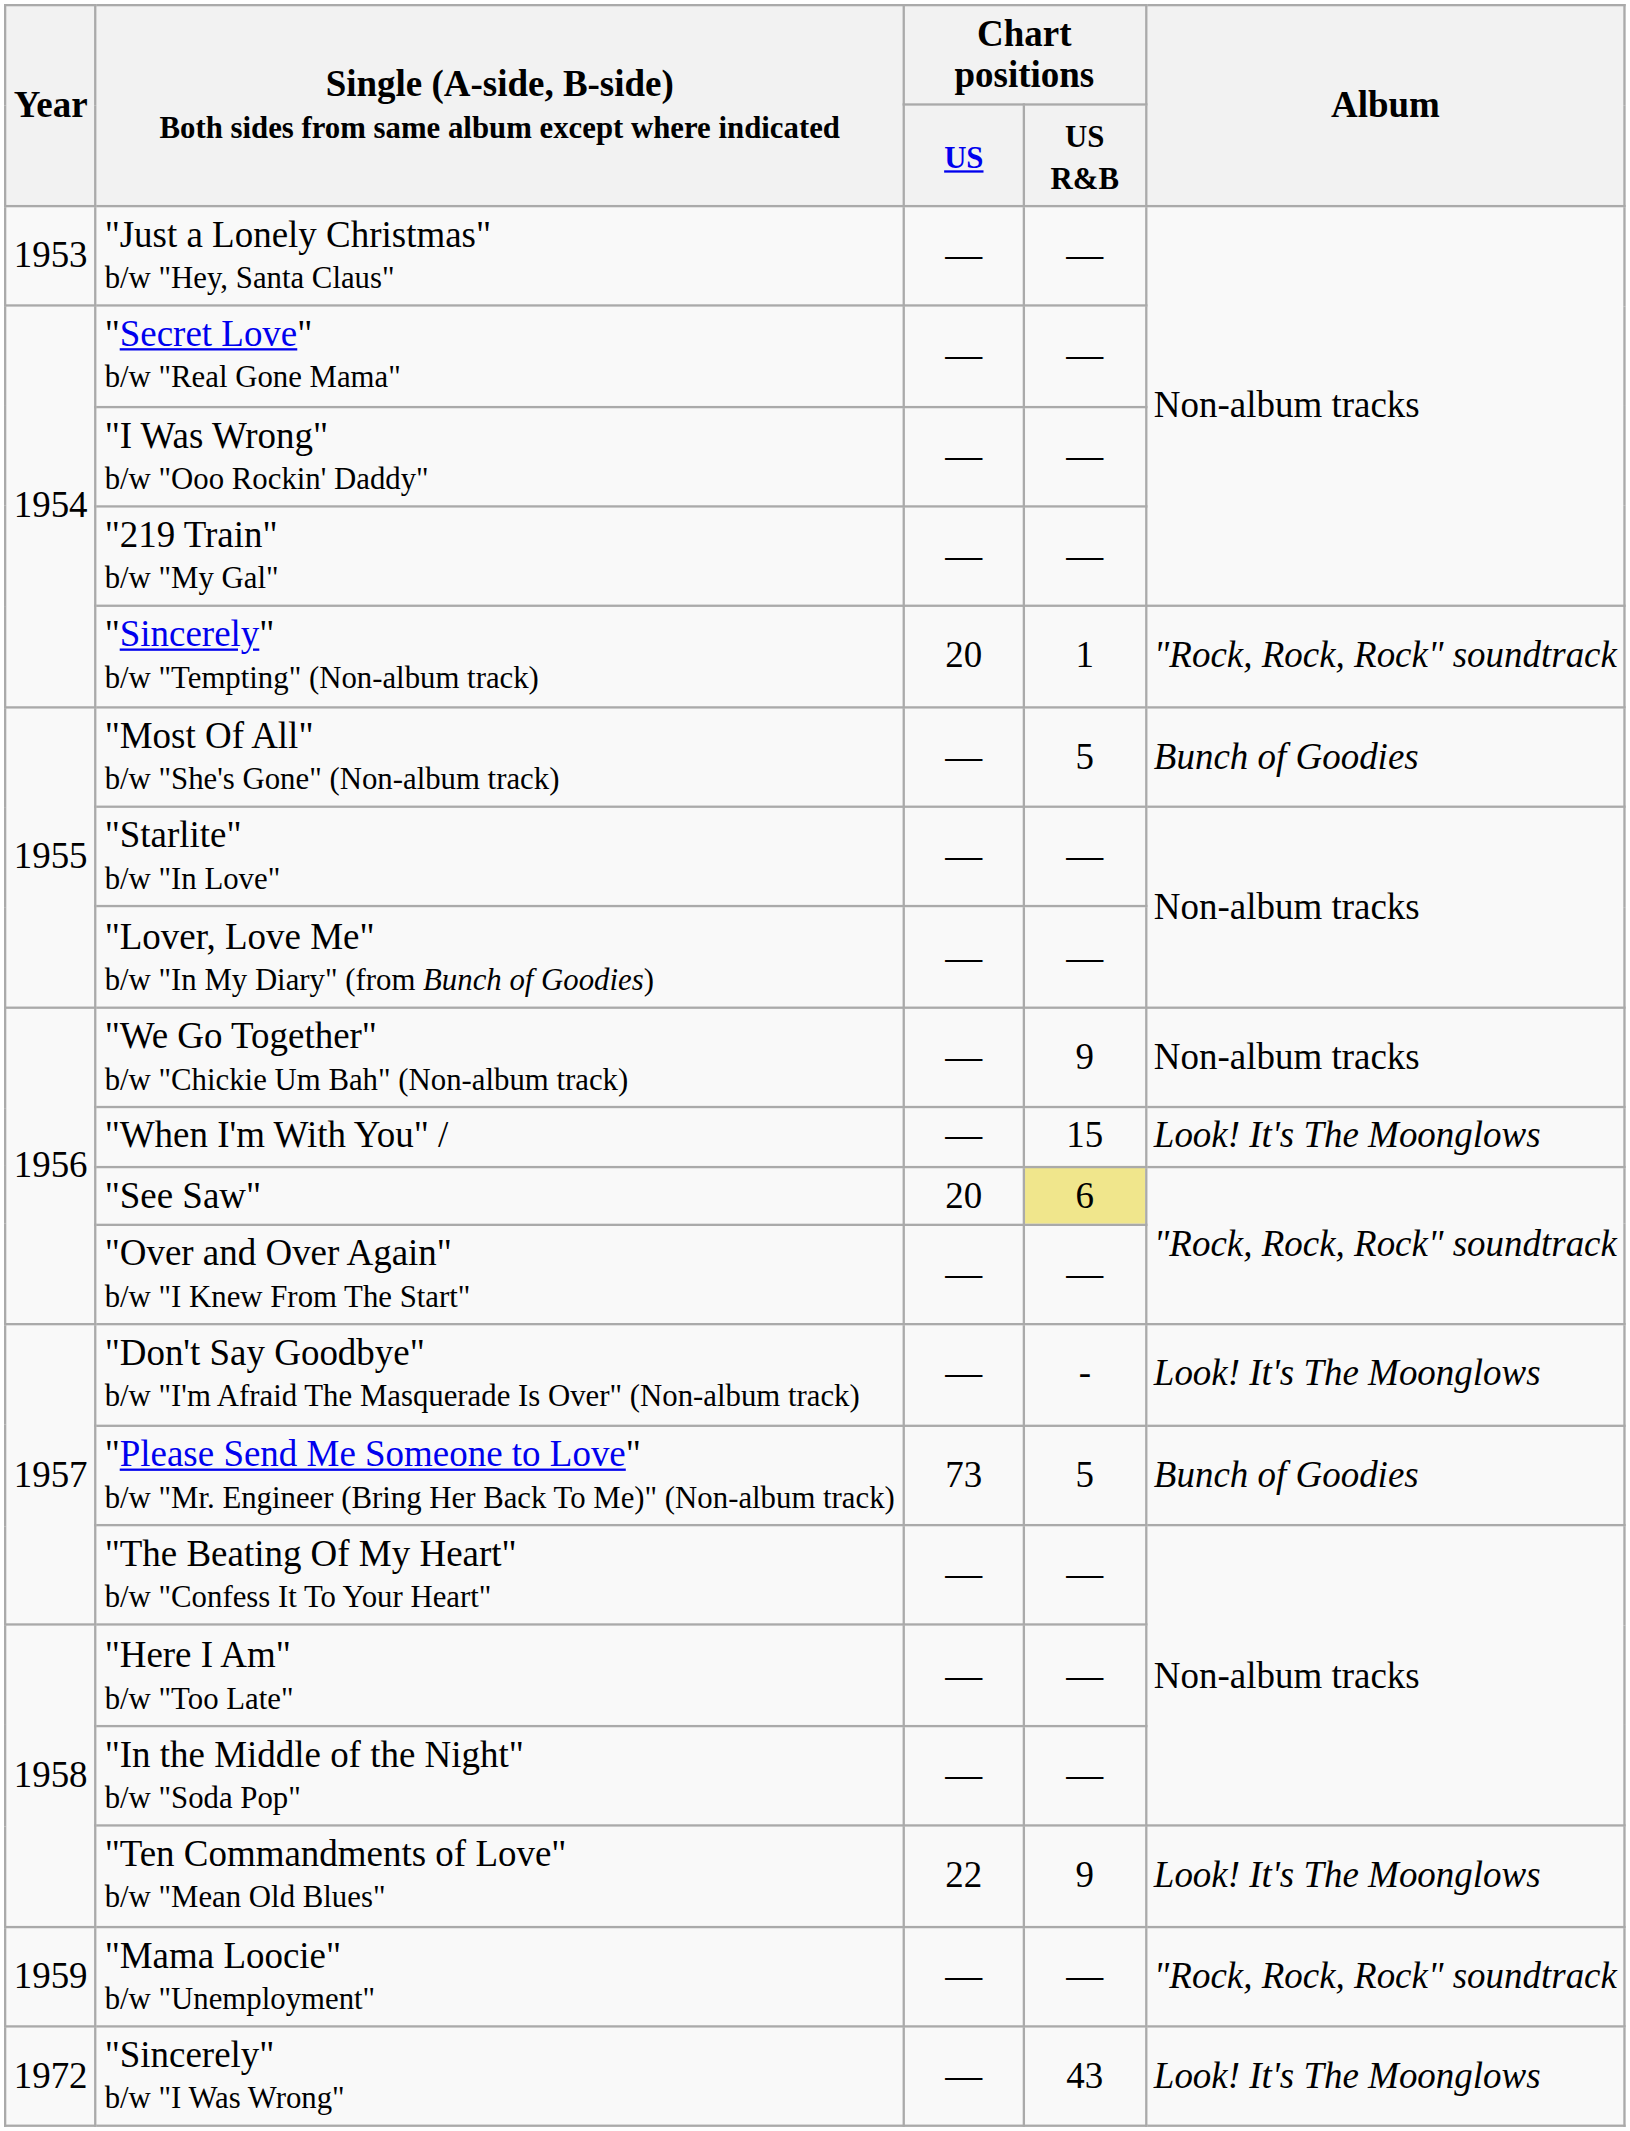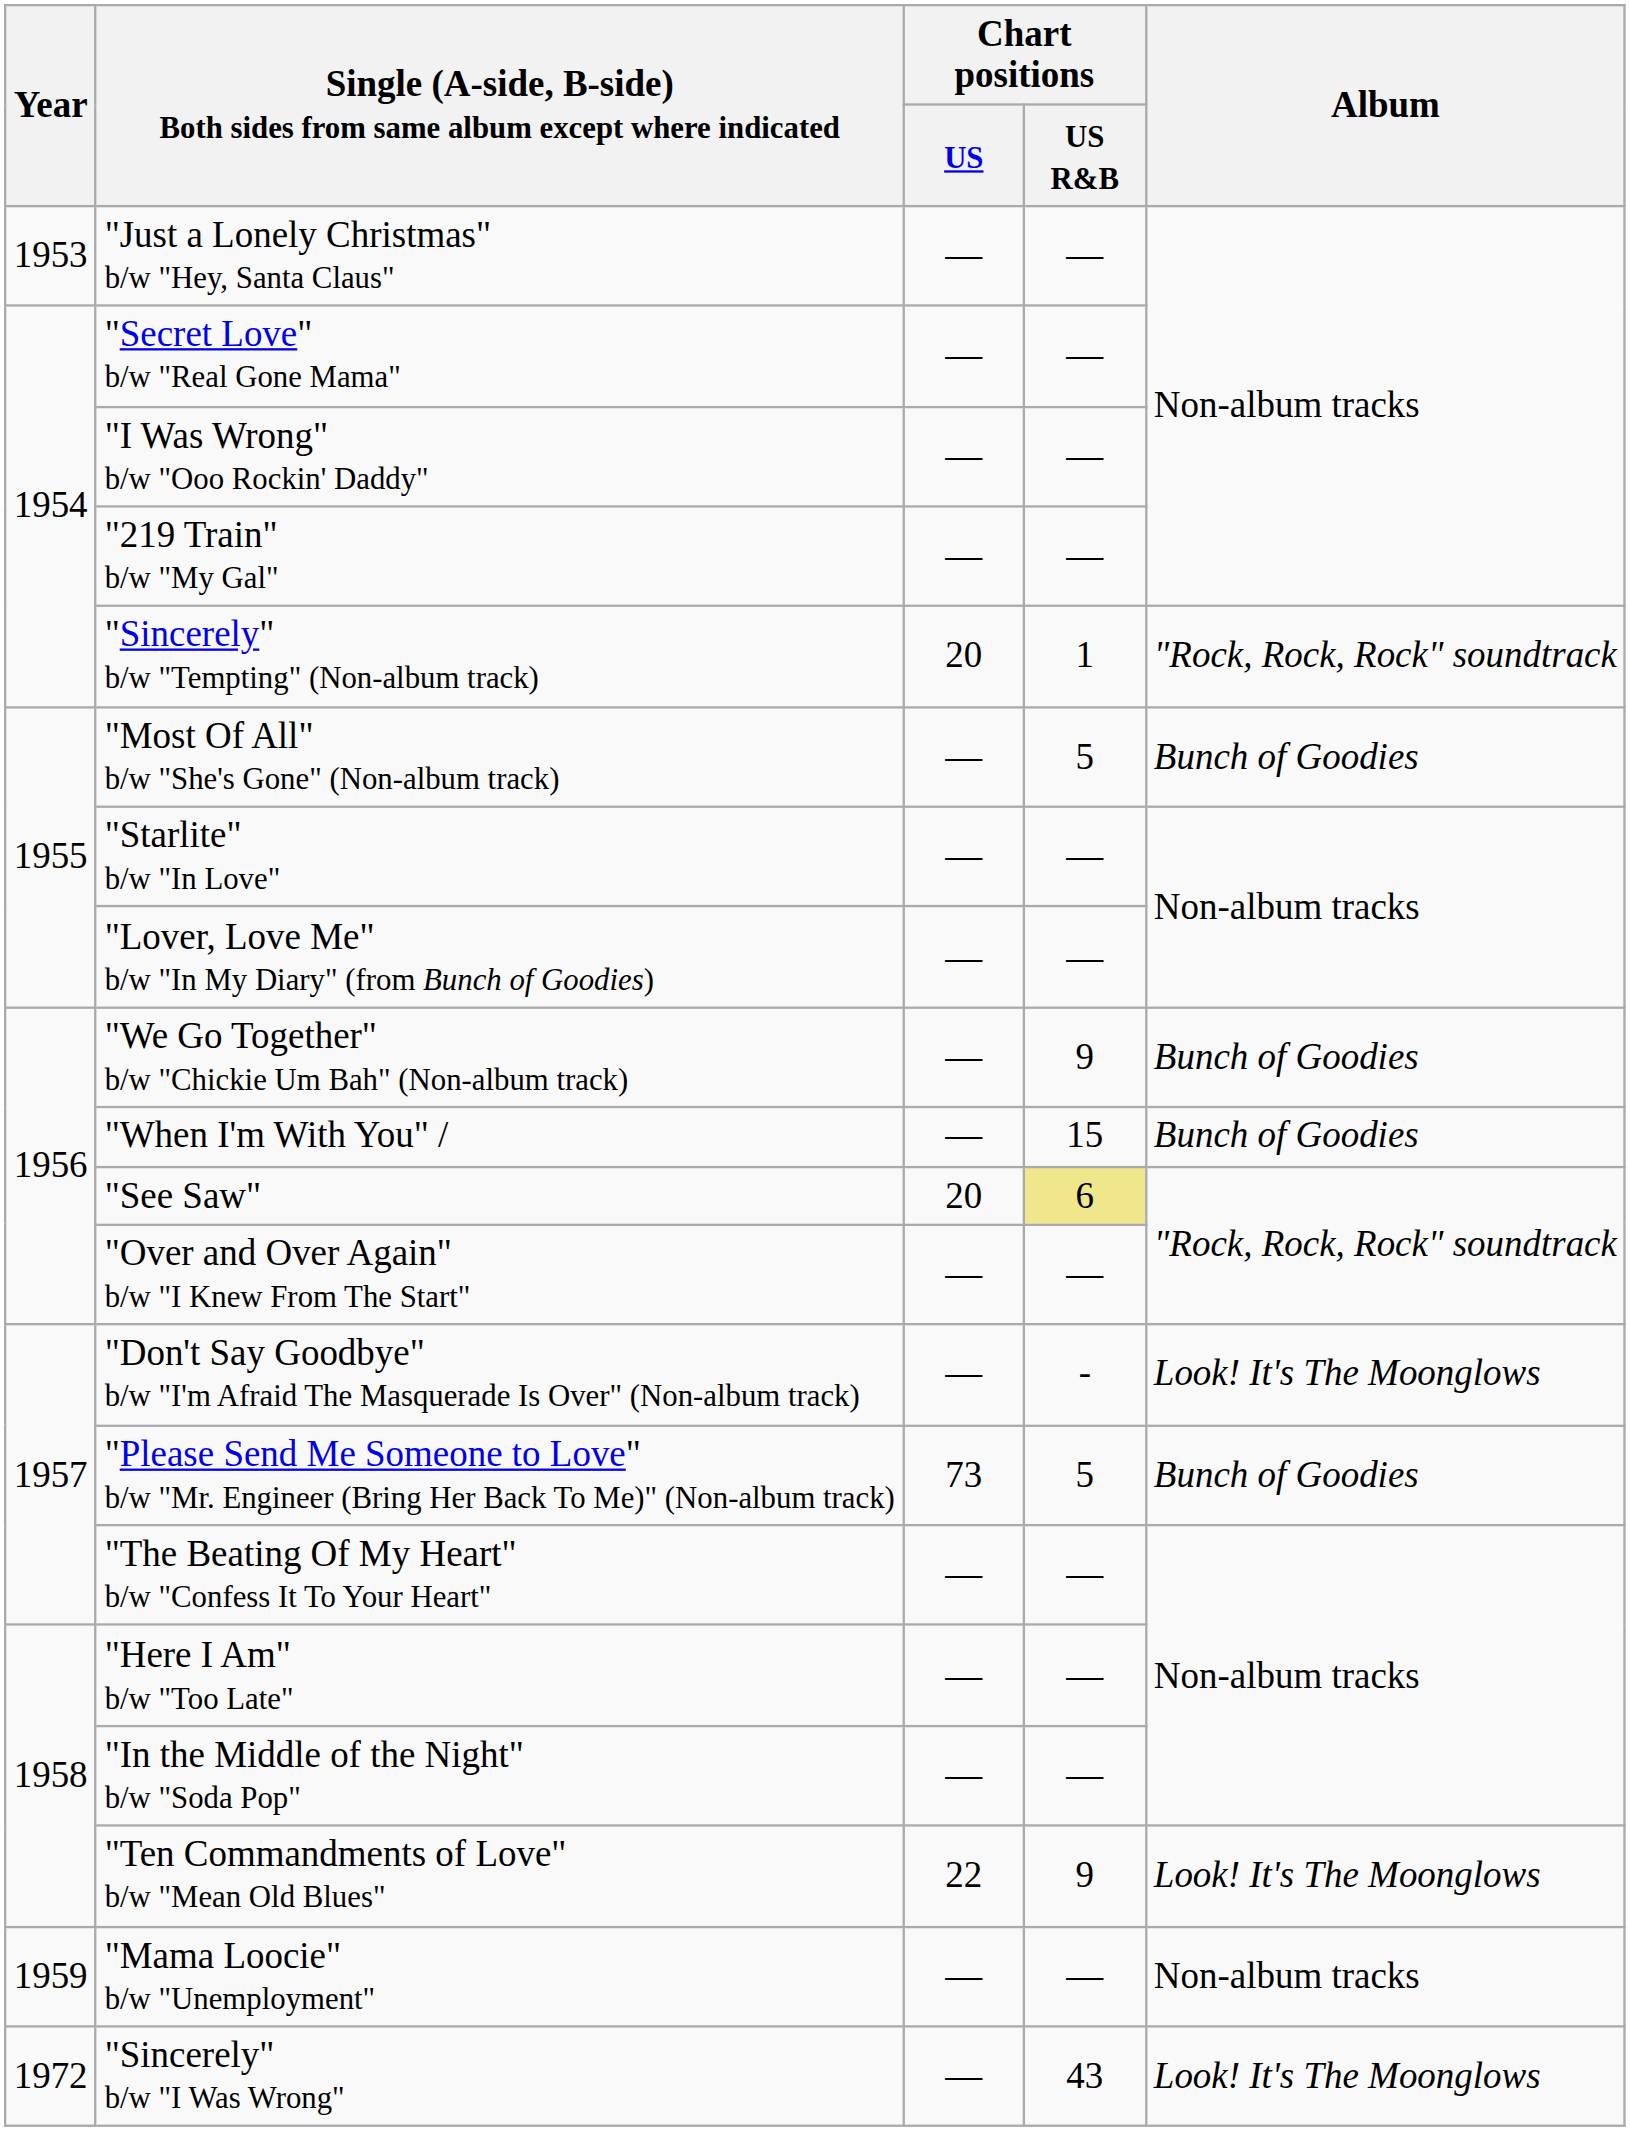(1287, 1056) Non-album tracks -> (1286, 1056) Bunch of Goodies
(1347, 1135) Look! It's The Moonglows -> (1286, 1135) Bunch of Goodies
(1385, 1975) "Rock, Rock, Rock" soundtrack -> (1287, 1975) Non-album tracks
